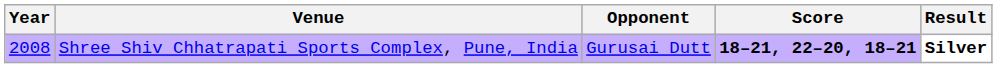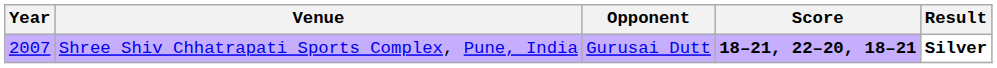(30, 48) 2008 -> (30, 48) 2007
